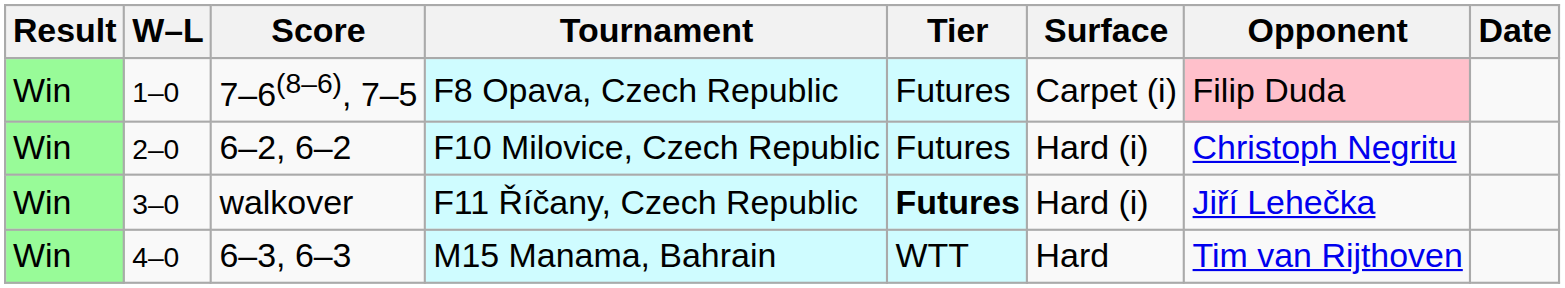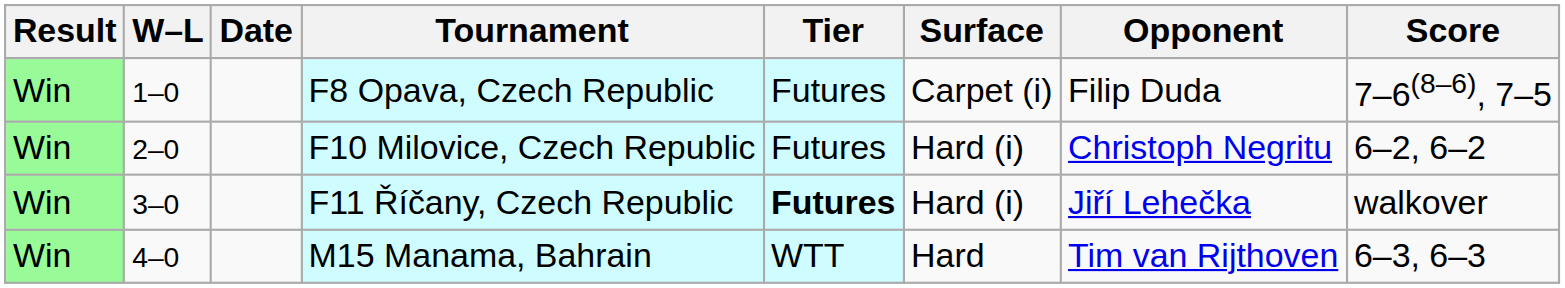columns swapped: (1515, 31) <-> (318, 31)
(1269, 89) pink background -> (1144, 89) no background
